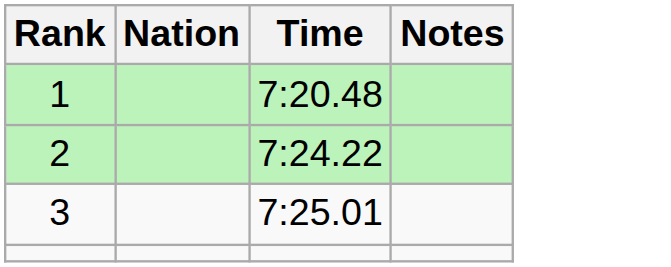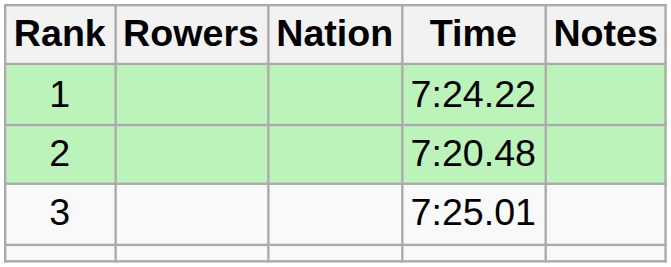+ column: (191, 34)
(320, 93) 7:20.48 -> (473, 93) 7:24.22
(320, 153) 7:24.22 -> (473, 153) 7:20.48
